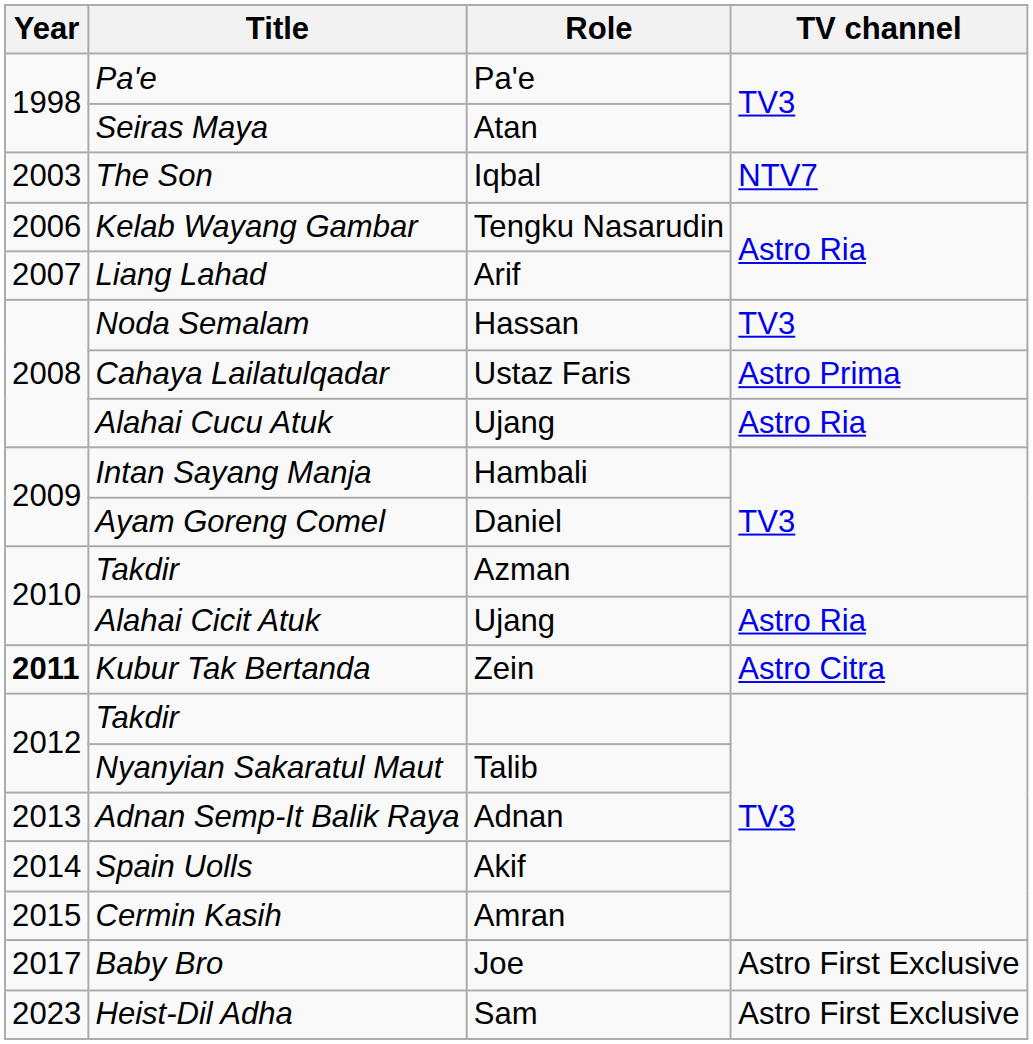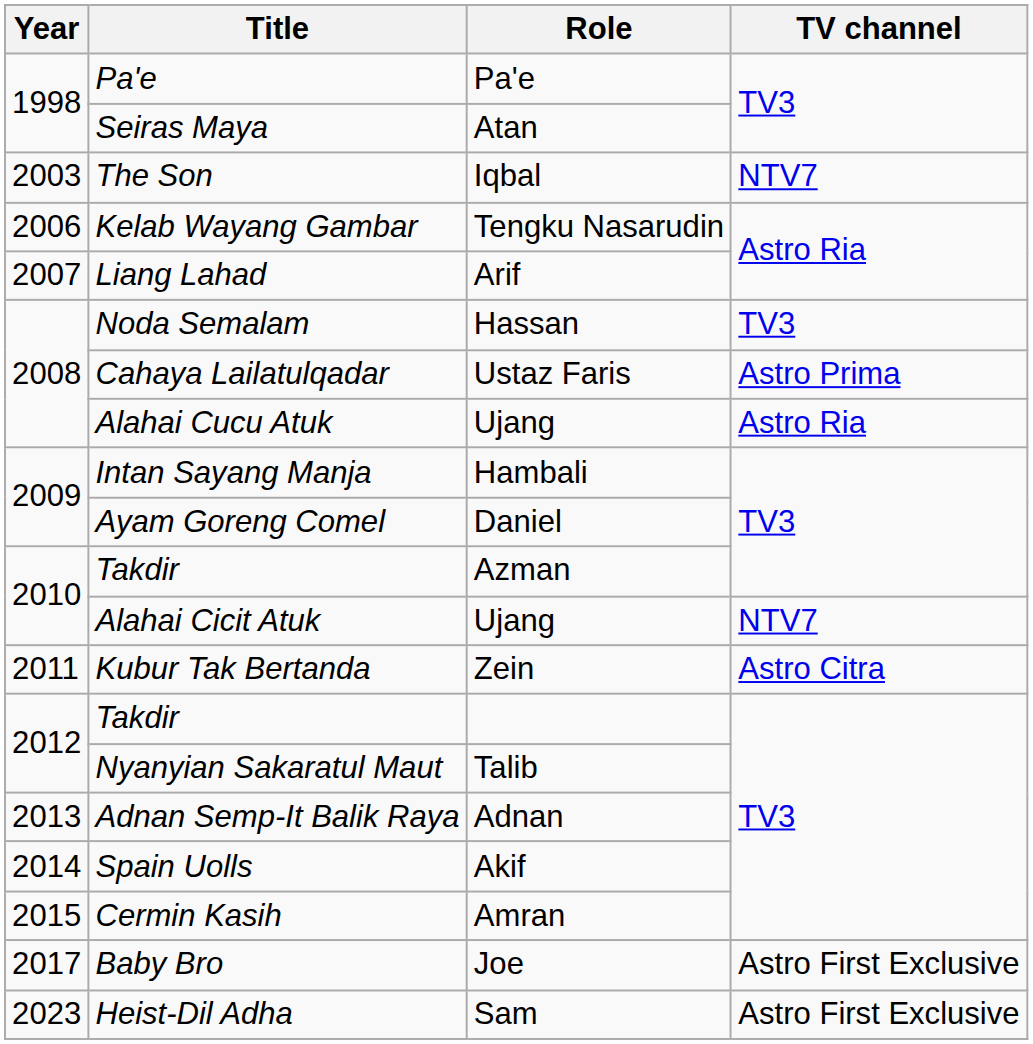(802, 619) Astro Ria -> (778, 619) NTV7
(46, 669) bold -> (45, 669) normal
